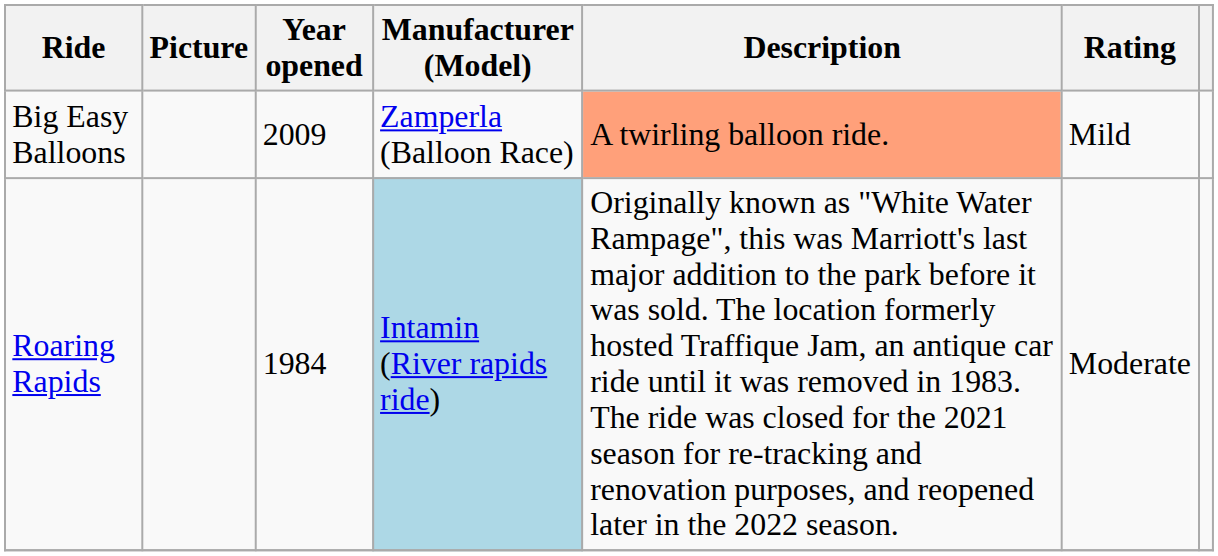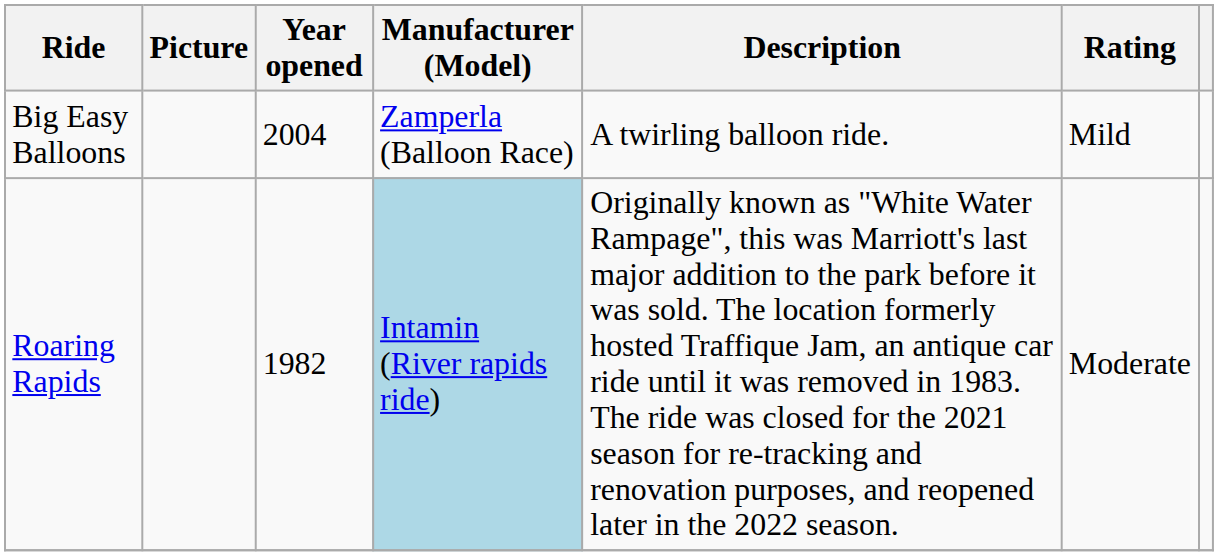(295, 133) 2009 -> (295, 133) 2004
(740, 133) lightsalmon background -> (740, 133) no background
(295, 363) 1984 -> (295, 363) 1982
